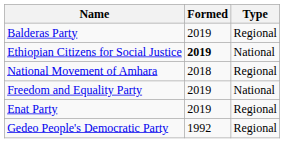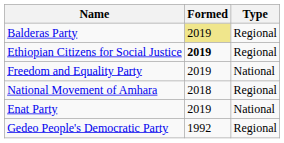(199, 33) no background -> (199, 33) khaki background
(254, 52) National -> (255, 52) Regional
rows swapped: (82, 71) <-> (75, 90)
(255, 109) Regional -> (254, 109) National
